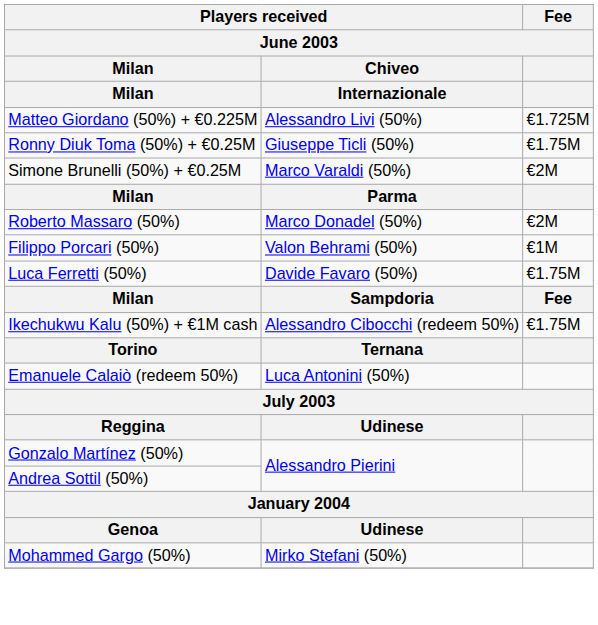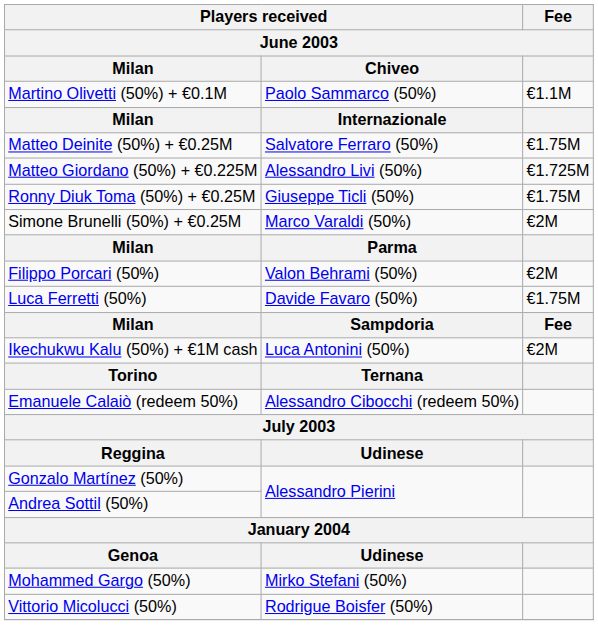+ row: (118, 94)
+ row: (120, 145)
- row: (94, 222)
(542, 247) €1M -> (542, 273) €2M
(392, 324) Alessandro Cibocchi (redeem 50%) -> (337, 350) Luca Antonini (50%)
(554, 324) €1.75M -> (542, 350) €2M
(337, 376) Luca Antonini (50%) -> (392, 401) Alessandro Cibocchi (redeem 50%)
+ row: (93, 606)
